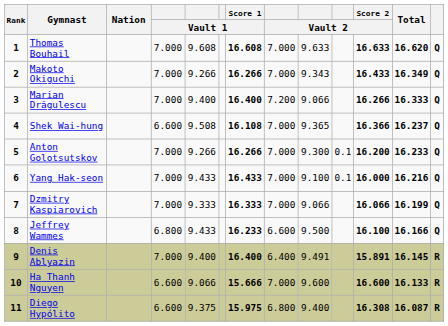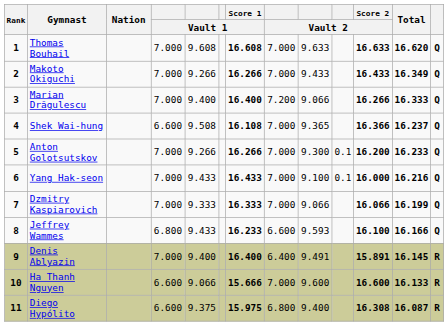(315, 74) 9.343 -> (315, 74) 9.433
(315, 230) 9.500 -> (315, 230) 9.593
